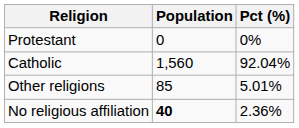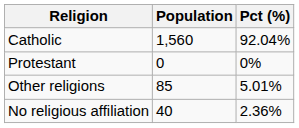rows swapped: (35, 63) <-> (42, 39)
(164, 110) bold -> (164, 110) normal
